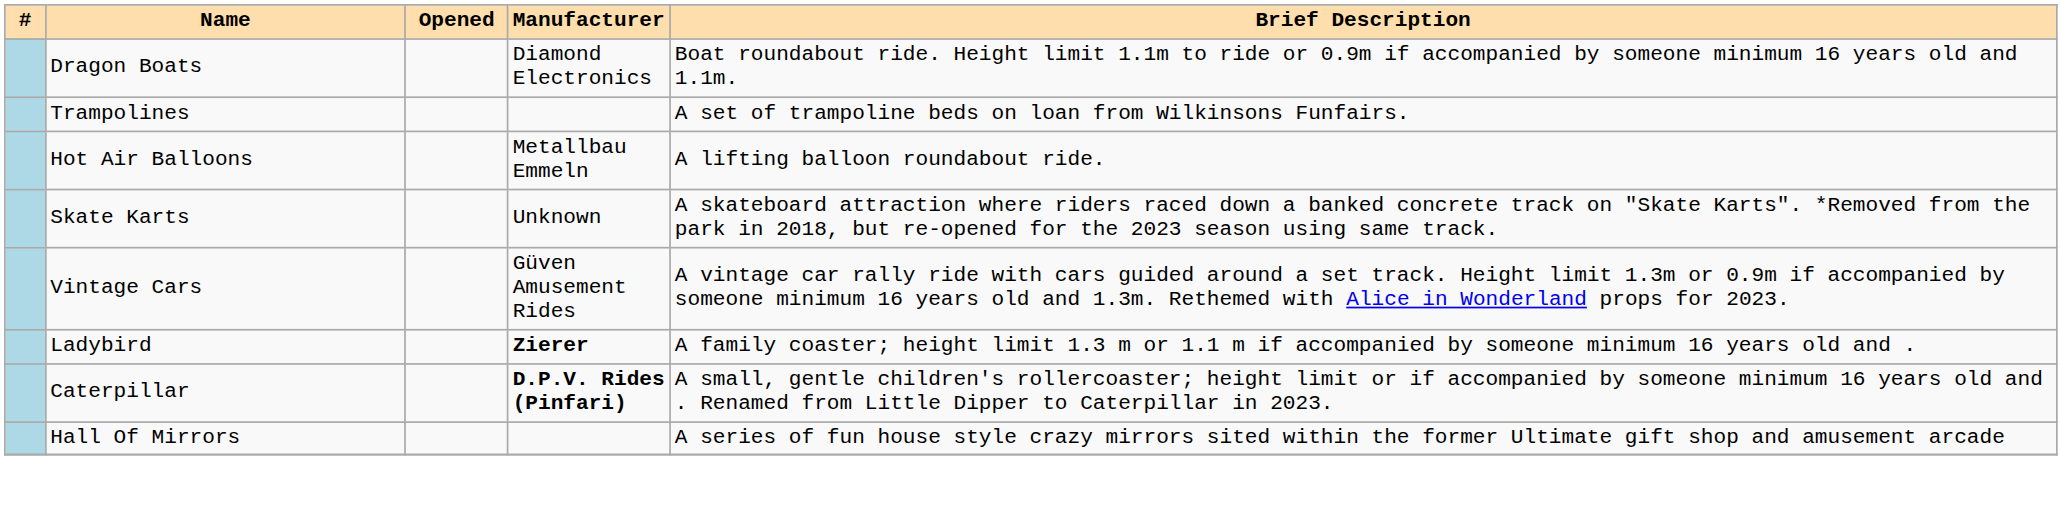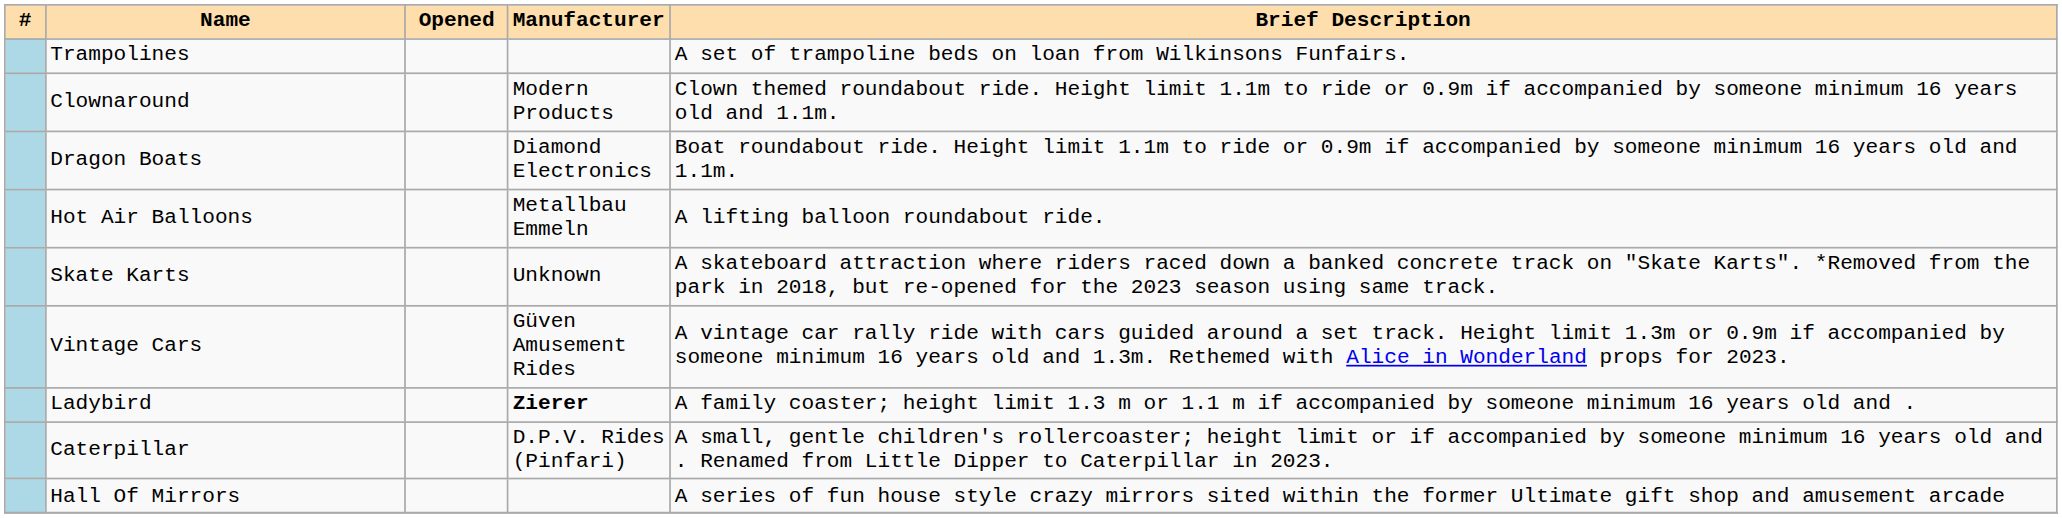rows swapped: (120, 114) <-> (126, 68)
+ row: (120, 102)
(589, 393) bold -> (589, 451) normal
